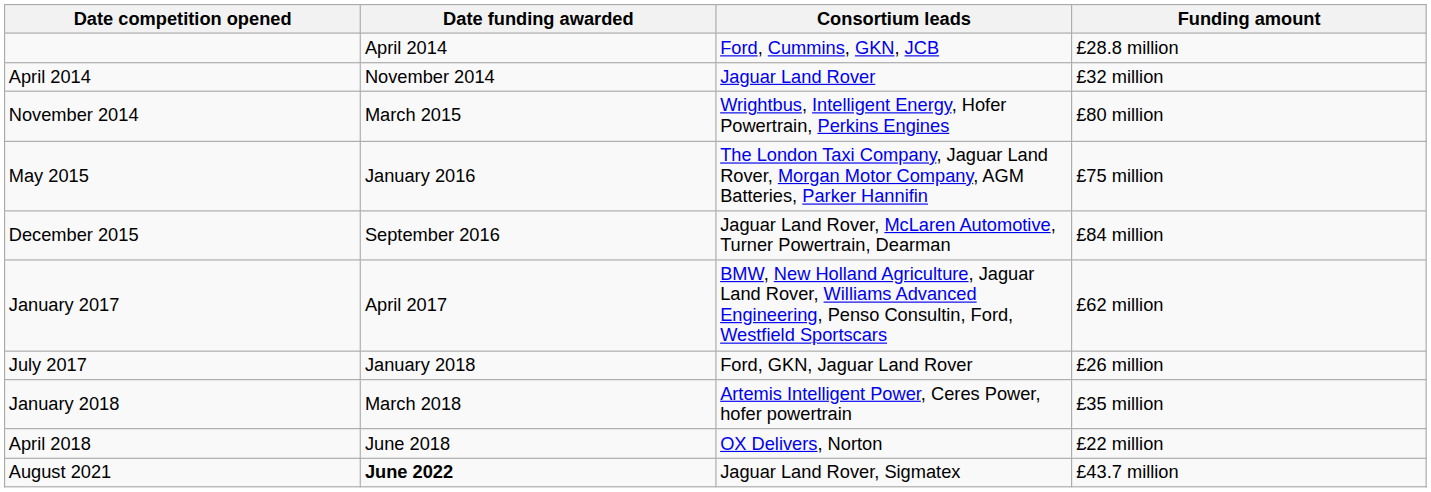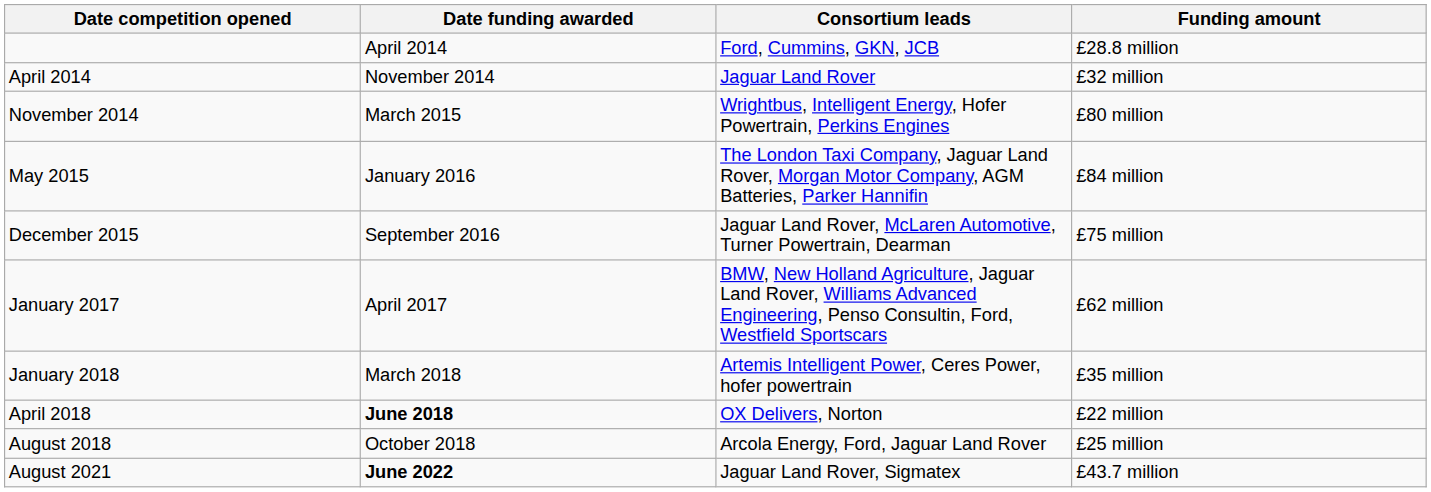(1120, 175) £75 million -> (1120, 175) £84 million
(1120, 235) £84 million -> (1120, 235) £75 million
- row: (48, 365)
(408, 443) normal -> (409, 414) bold
+ row: (60, 443)
